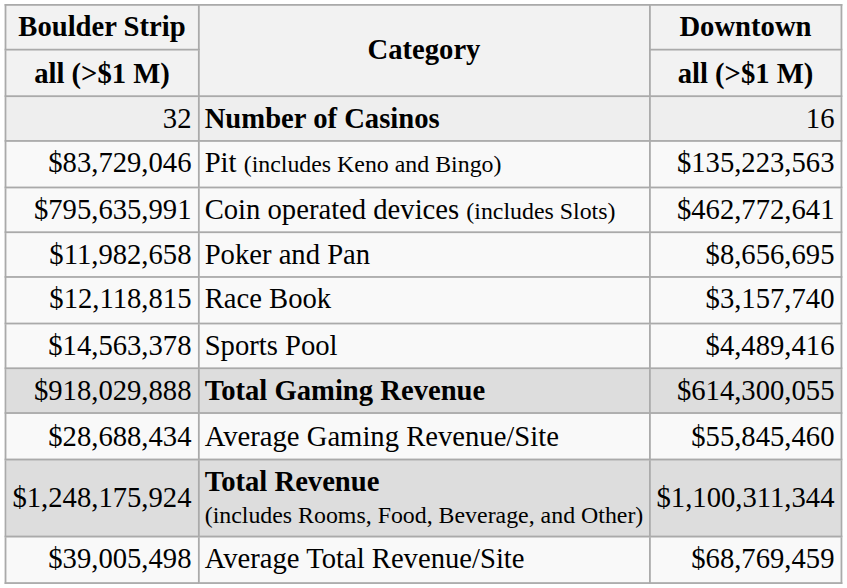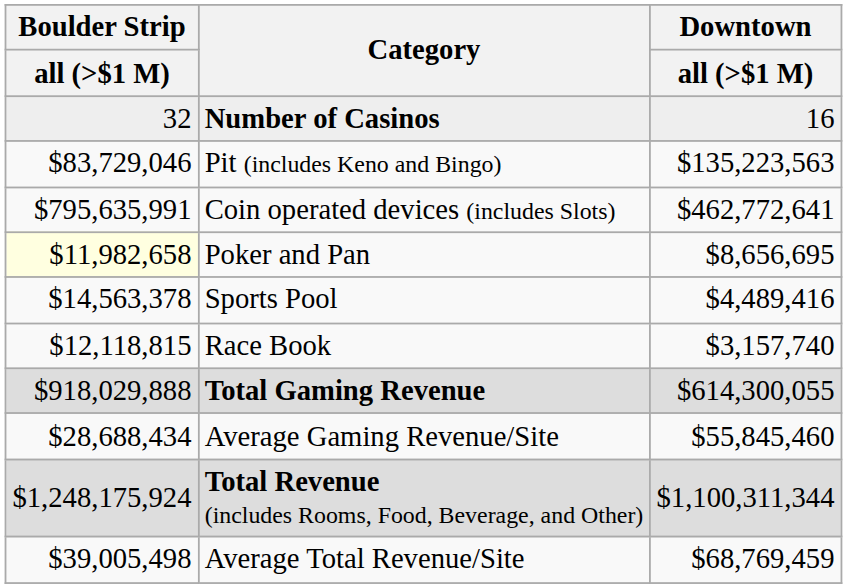(120, 254) no background -> (120, 254) lightyellow background
rows swapped: (268, 299) <-> (271, 345)
